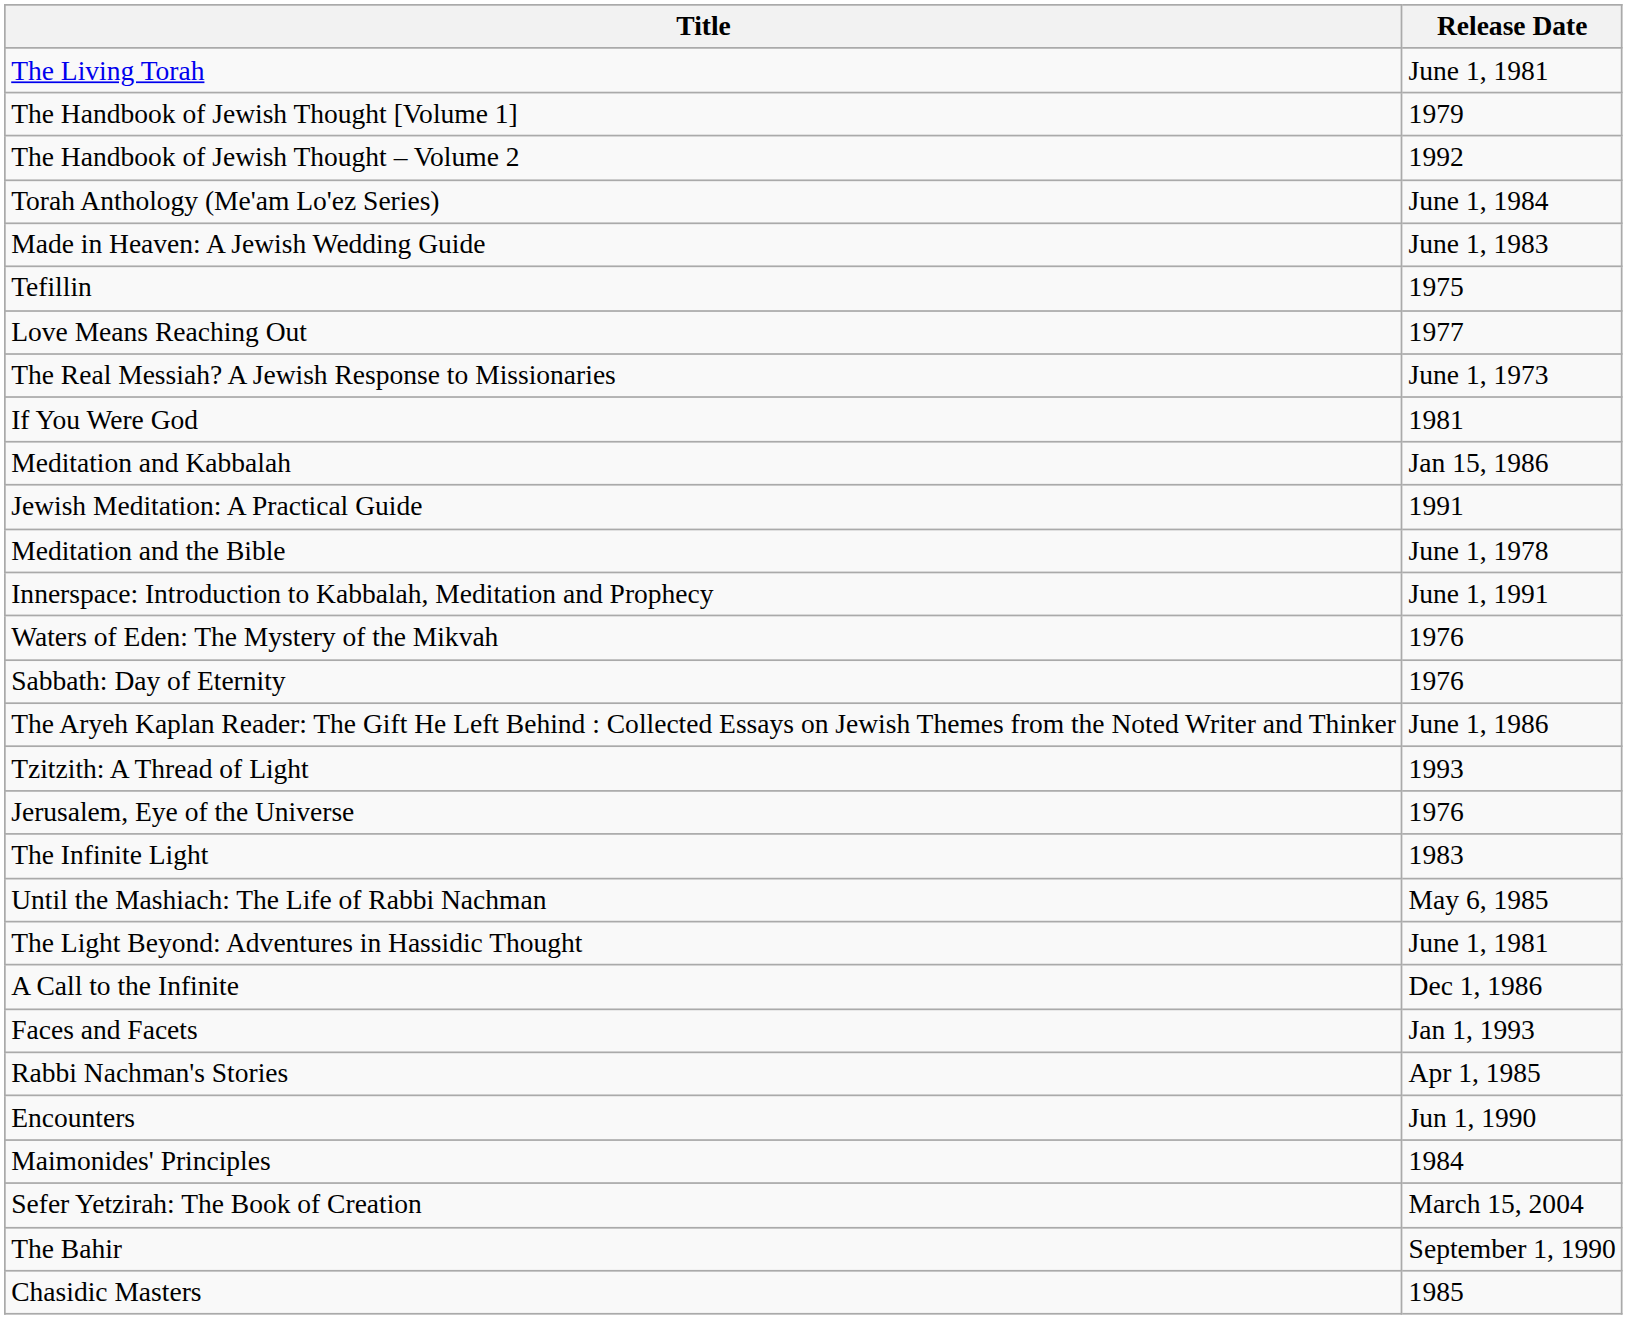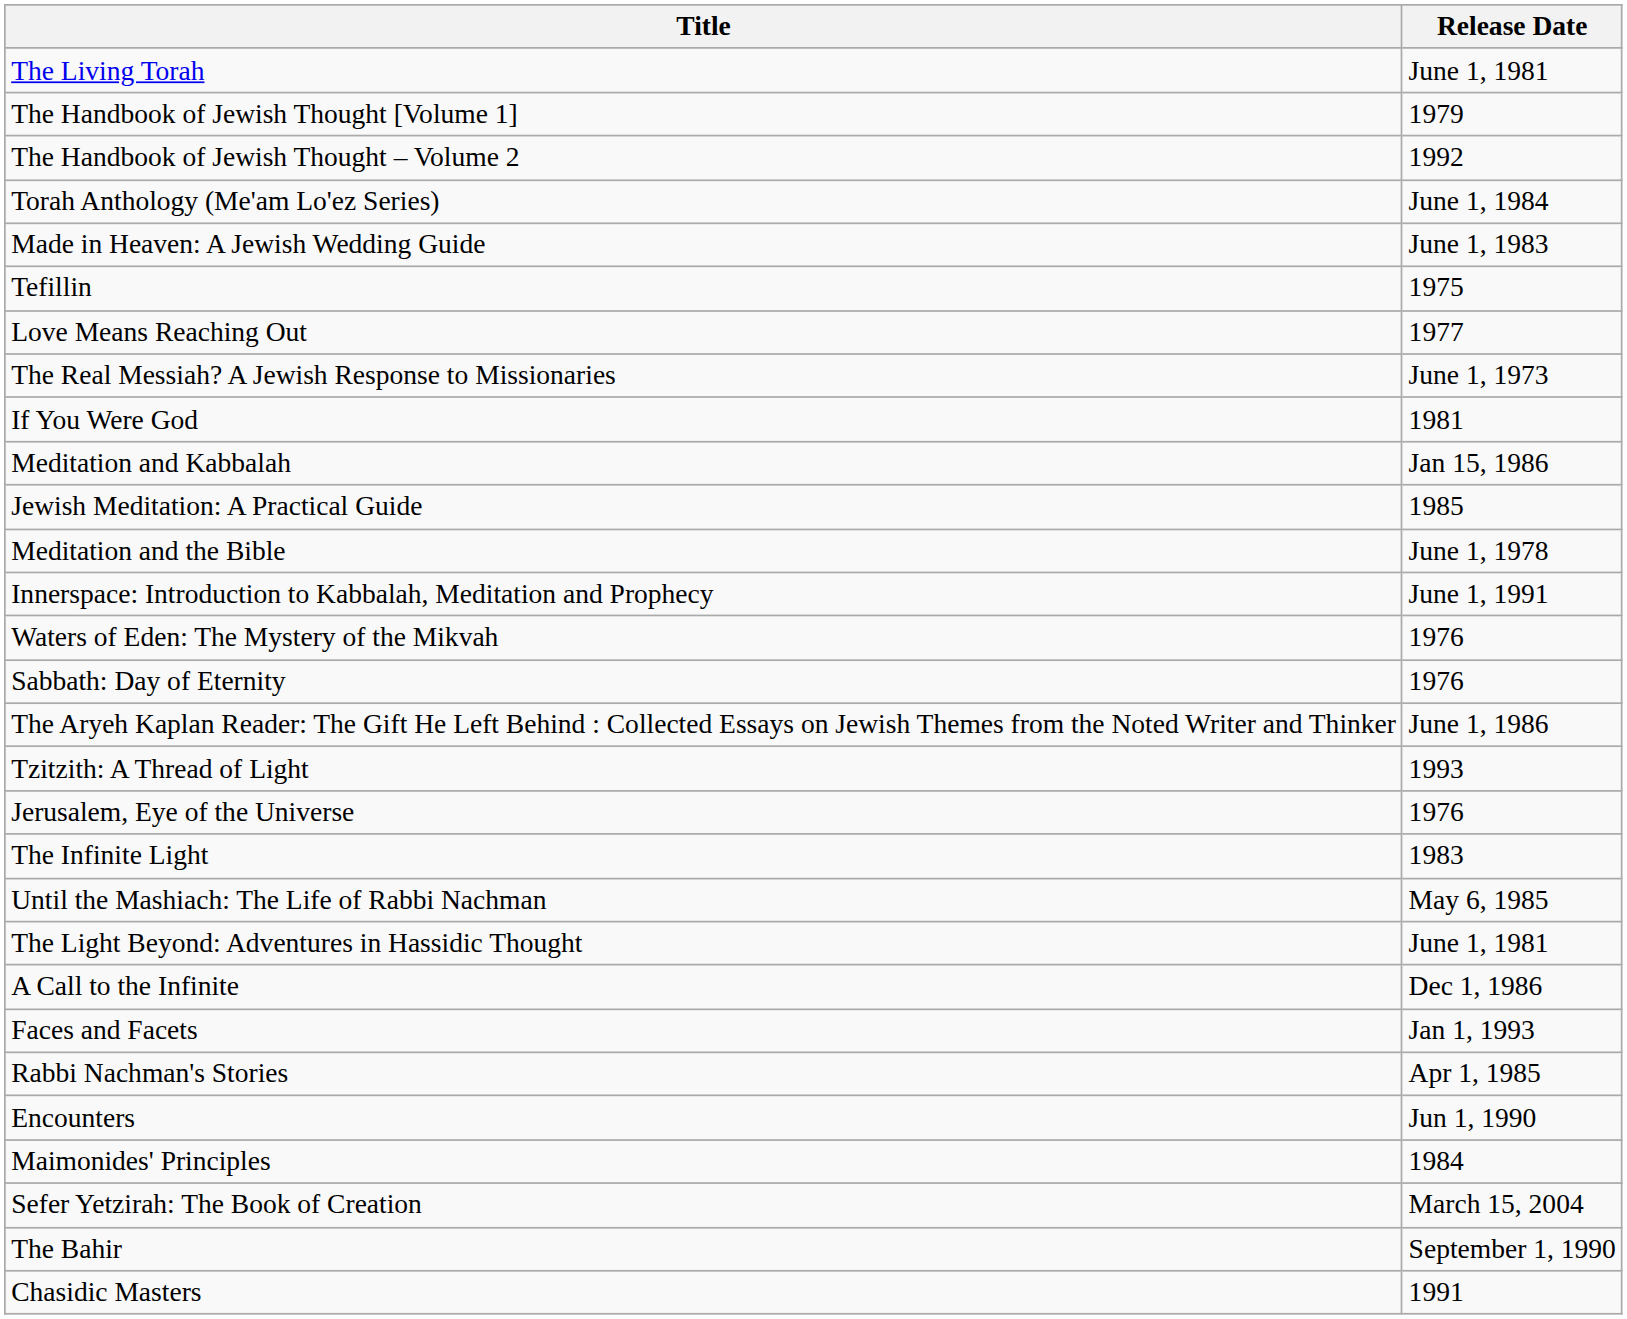(1436, 506) 1991 -> (1436, 506) 1985
(1436, 1292) 1985 -> (1436, 1292) 1991
